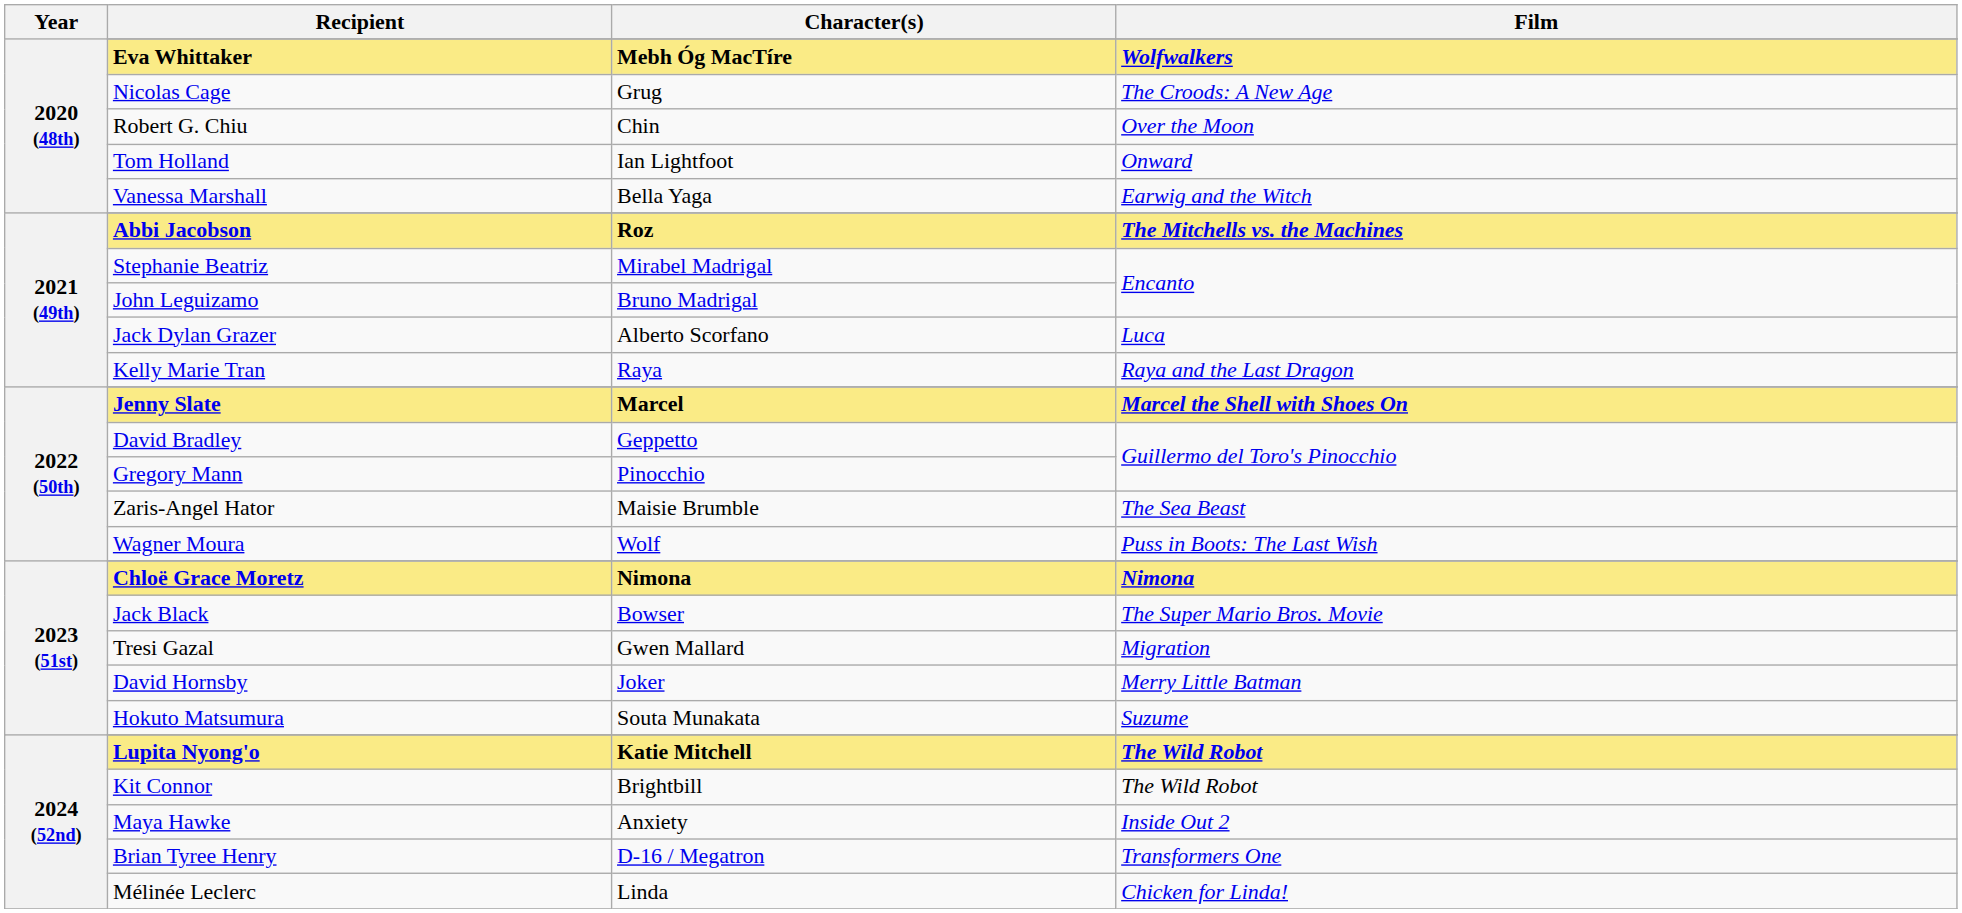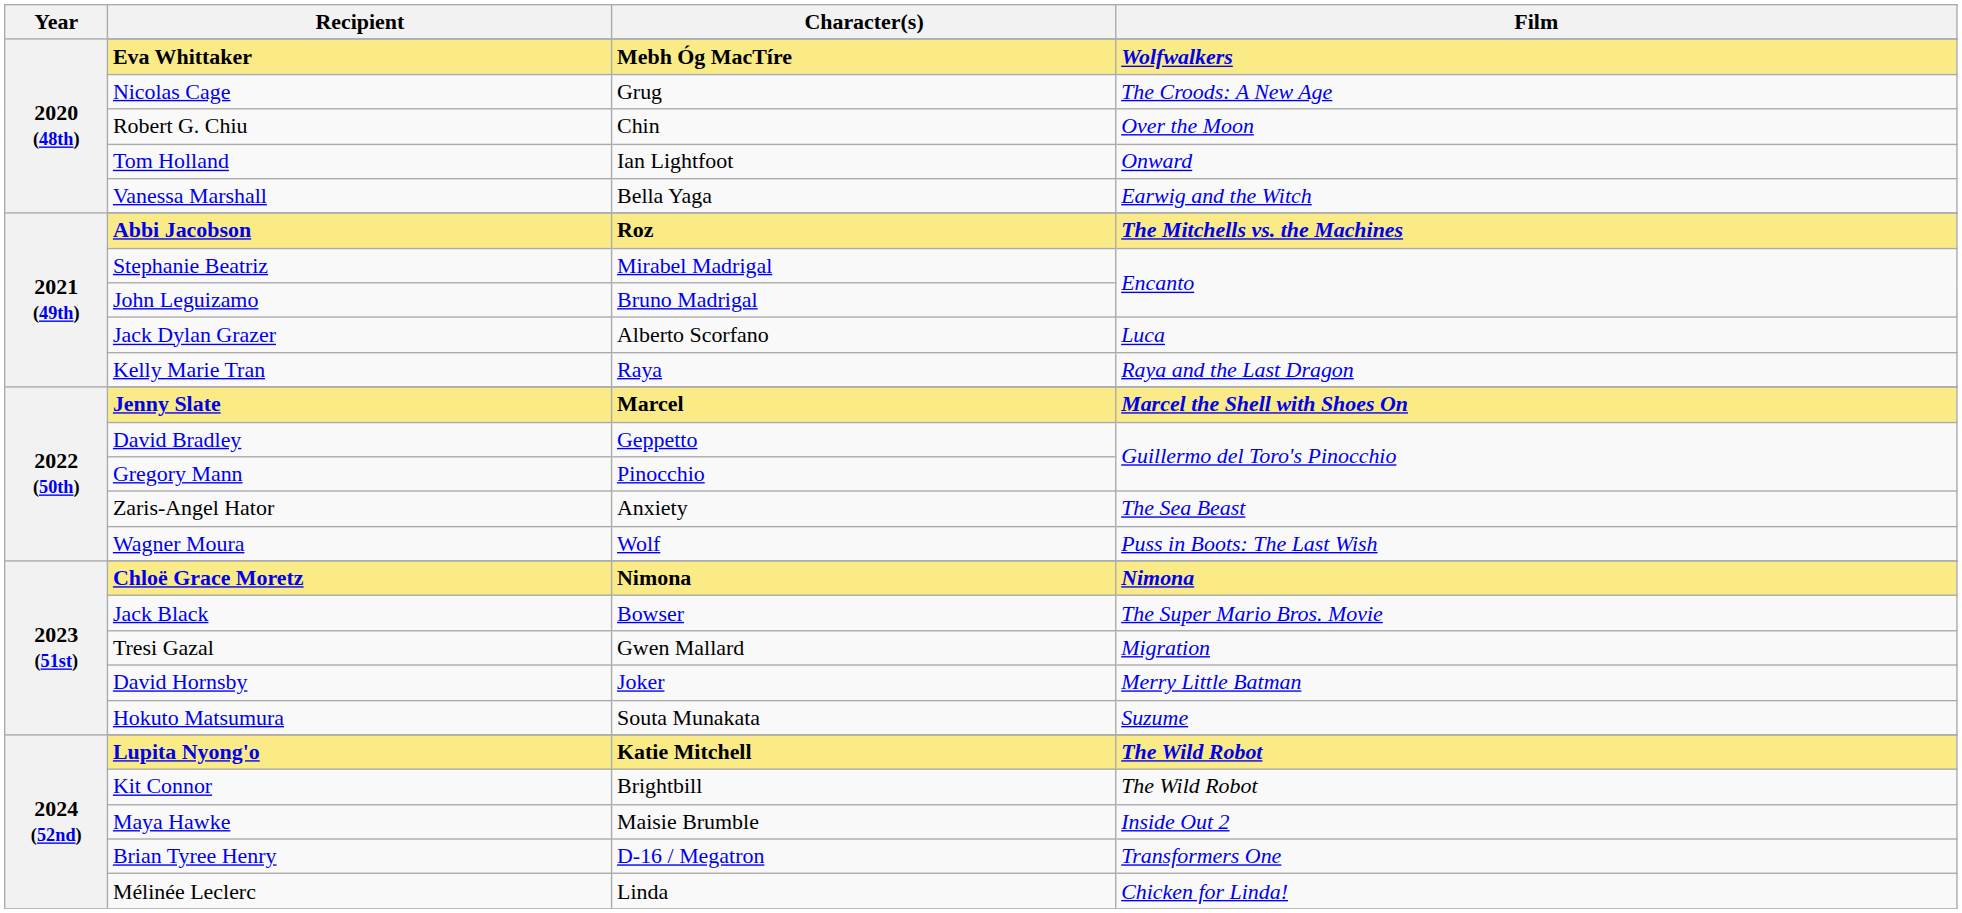(688, 508) Maisie Brumble -> (652, 508) Anxiety
(652, 821) Anxiety -> (688, 821) Maisie Brumble
